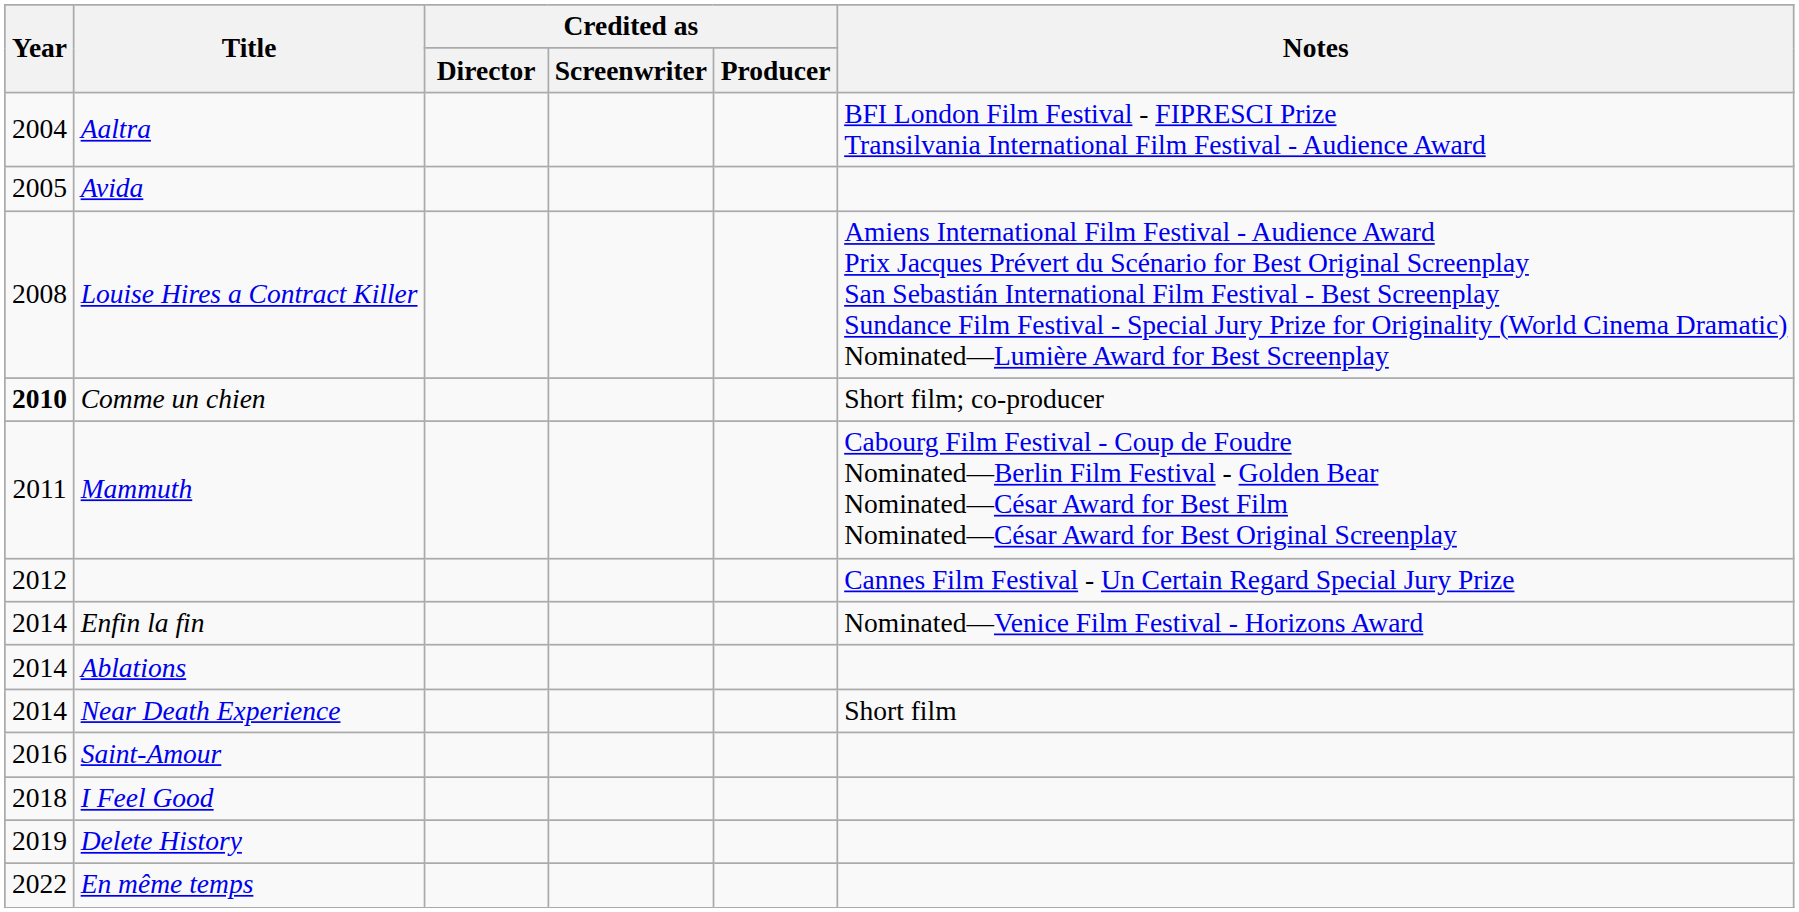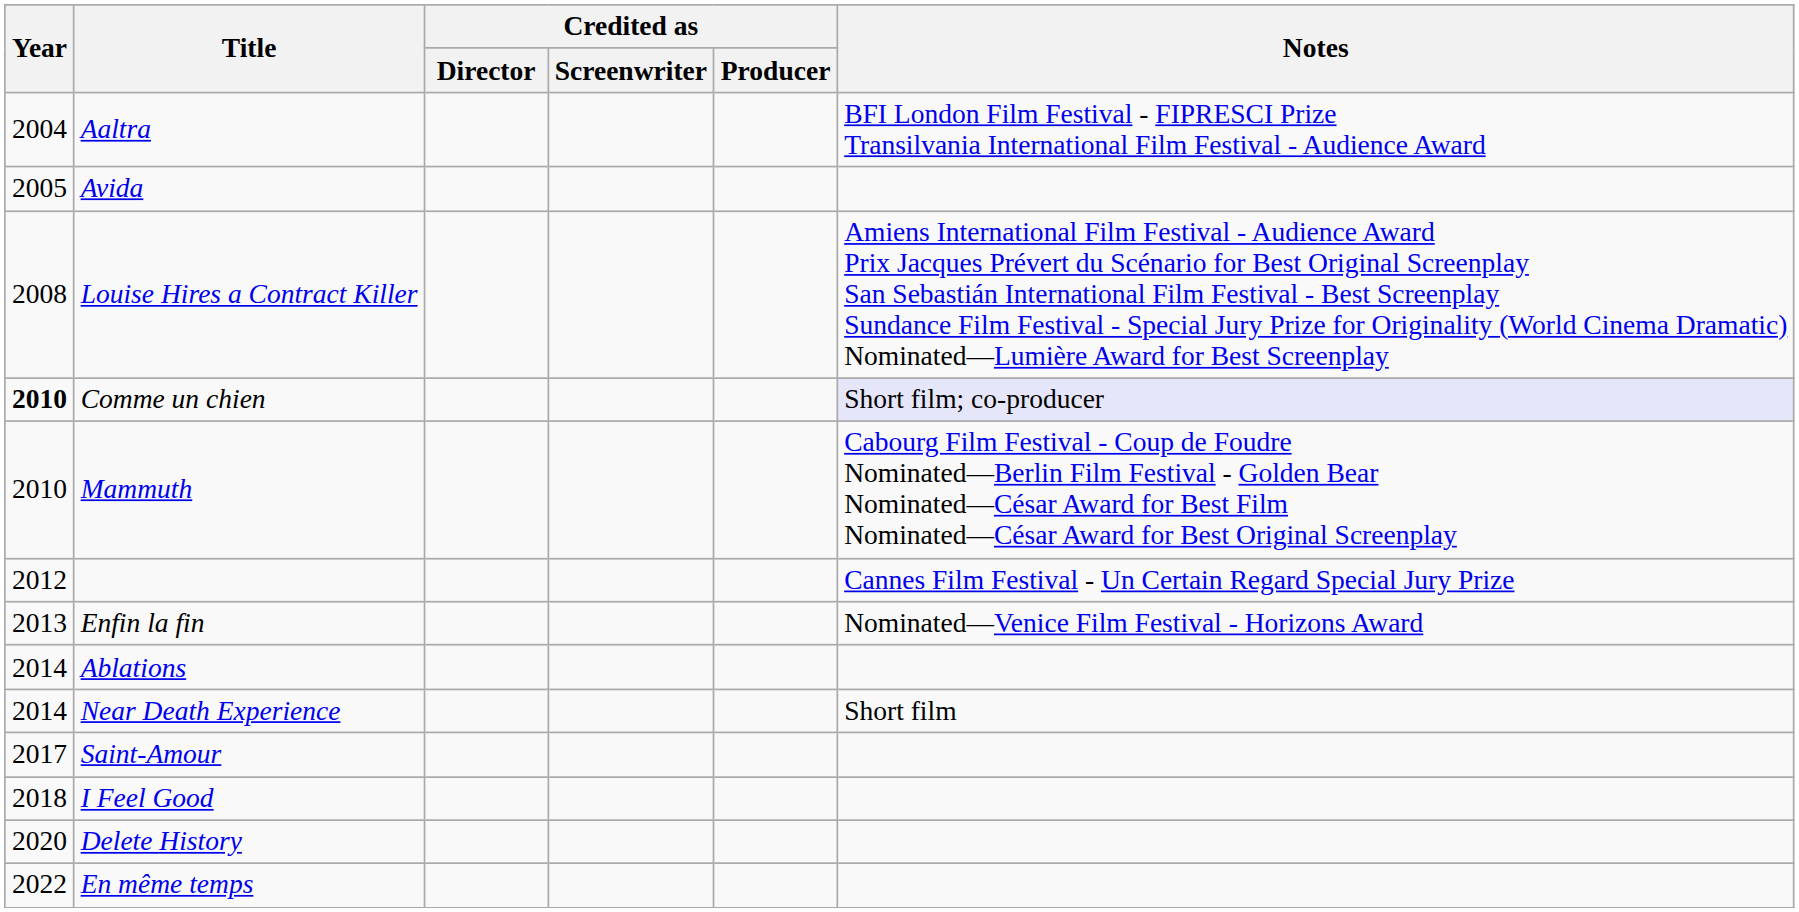(974, 399) no background -> (974, 399) lavender background
(40, 489) 2011 -> (40, 489) 2010
(40, 623) 2014 -> (40, 623) 2013
(40, 754) 2016 -> (40, 754) 2017
(40, 841) 2019 -> (40, 841) 2020
